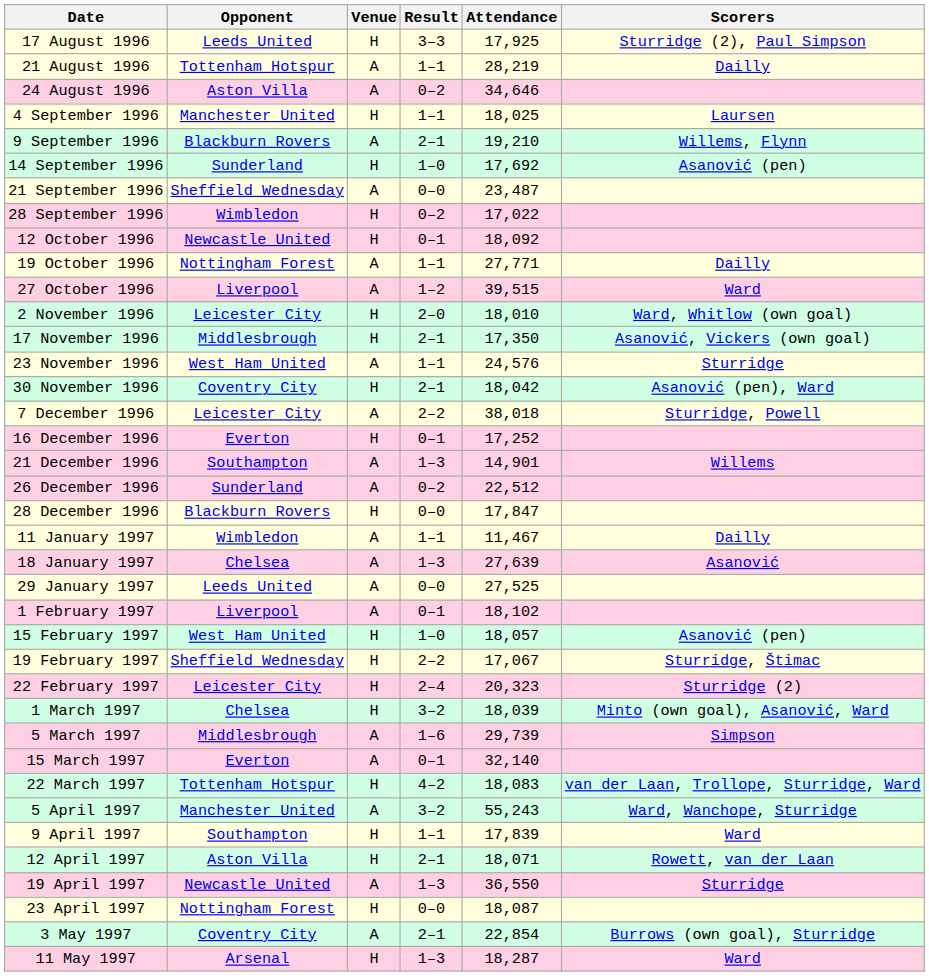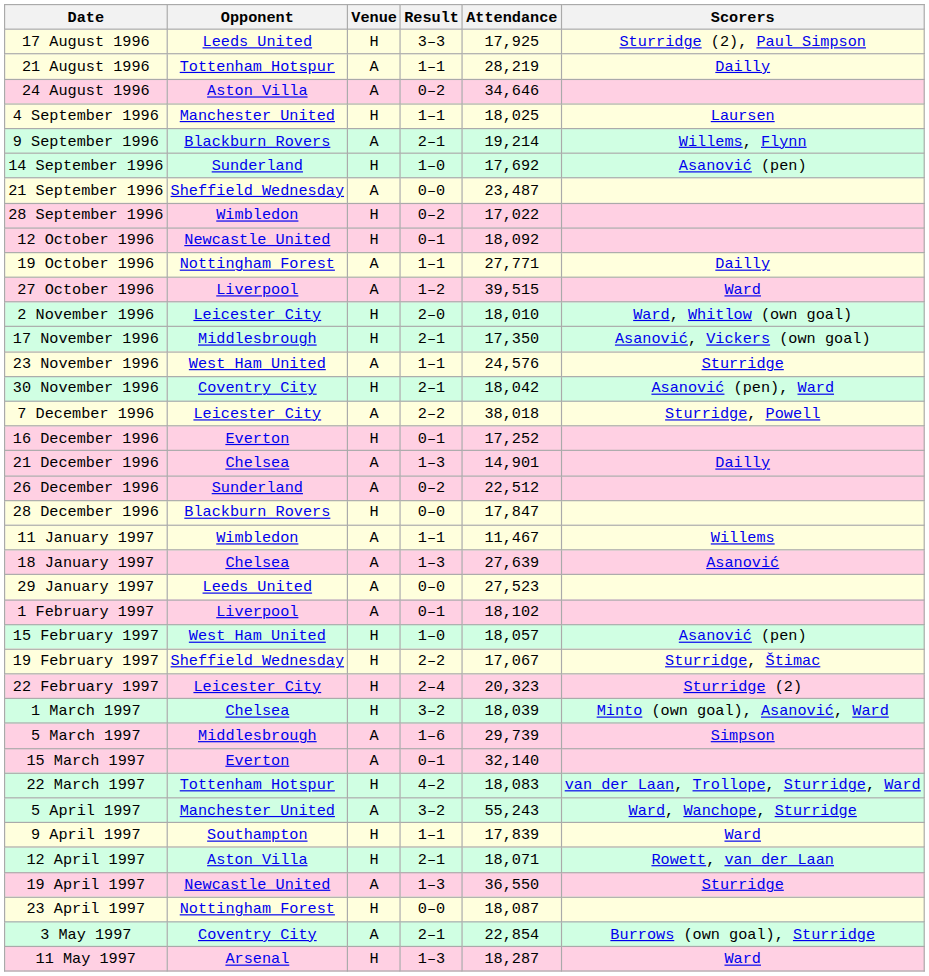(512, 141) 19,210 -> (512, 141) 19,214
(257, 463) Southampton -> (257, 463) Chelsea
(743, 463) Willems -> (743, 463) Dailly
(743, 538) Dailly -> (743, 538) Willems
(512, 587) 27,525 -> (512, 587) 27,523
